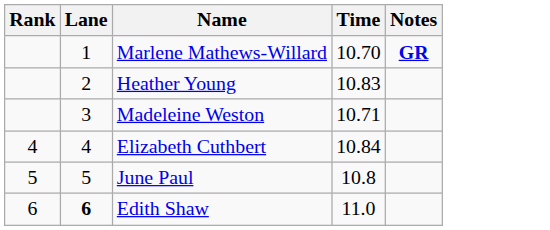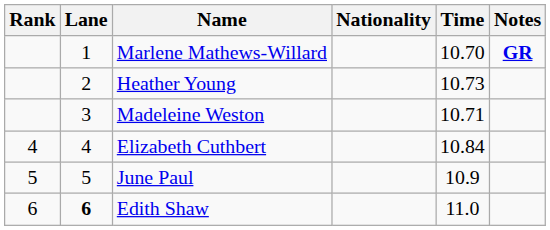+ column: (384, 20)
(358, 83) 10.83 -> (462, 83) 10.73
(358, 177) 10.8 -> (462, 177) 10.9
